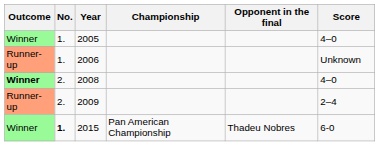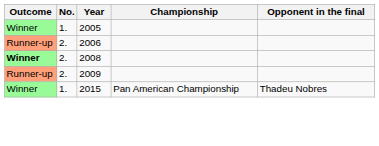- column: (346, 17)
(61, 59) 1. -> (63, 43) 2.
(61, 128) bold -> (63, 89) normal
